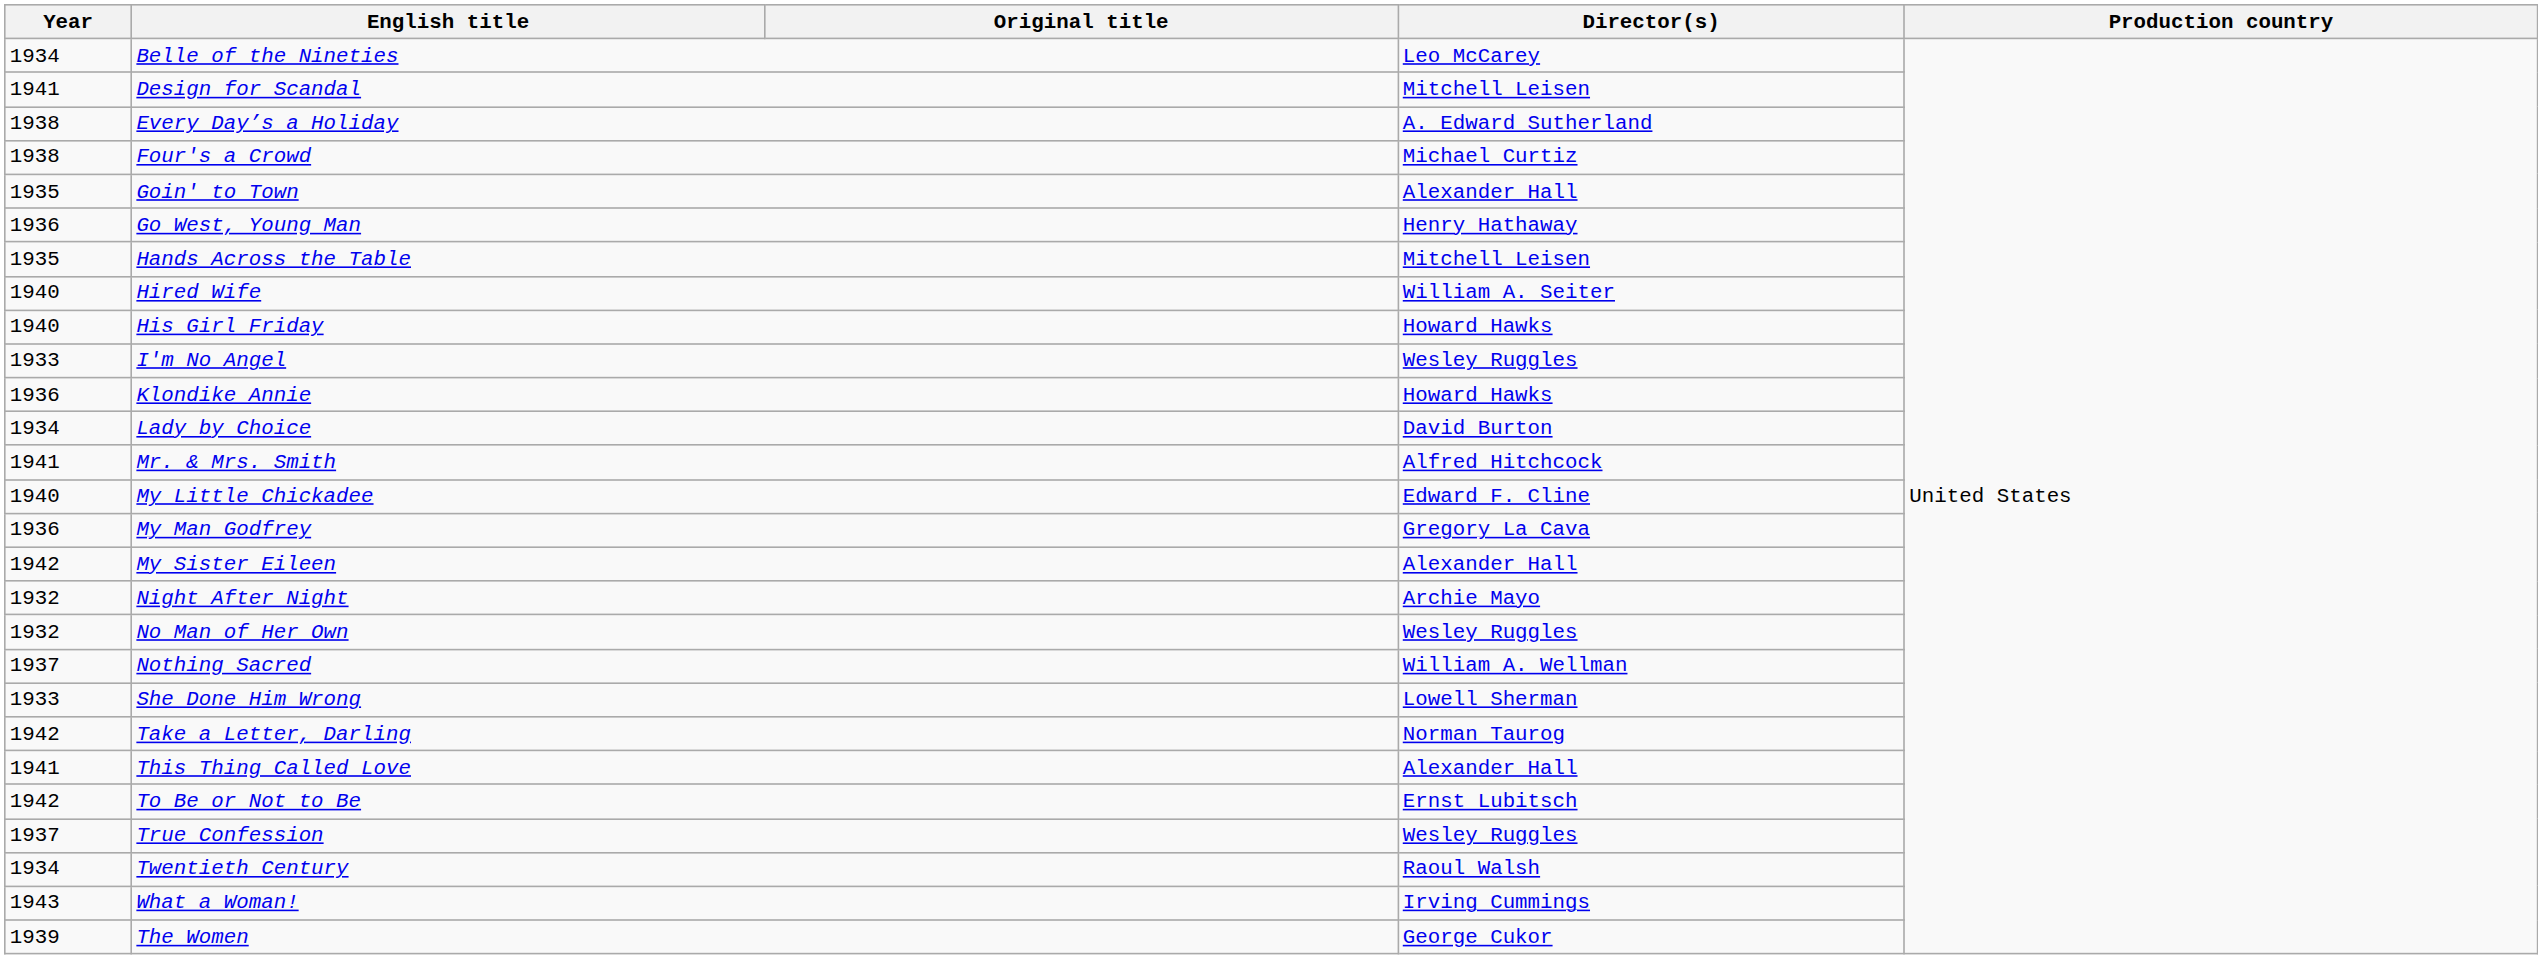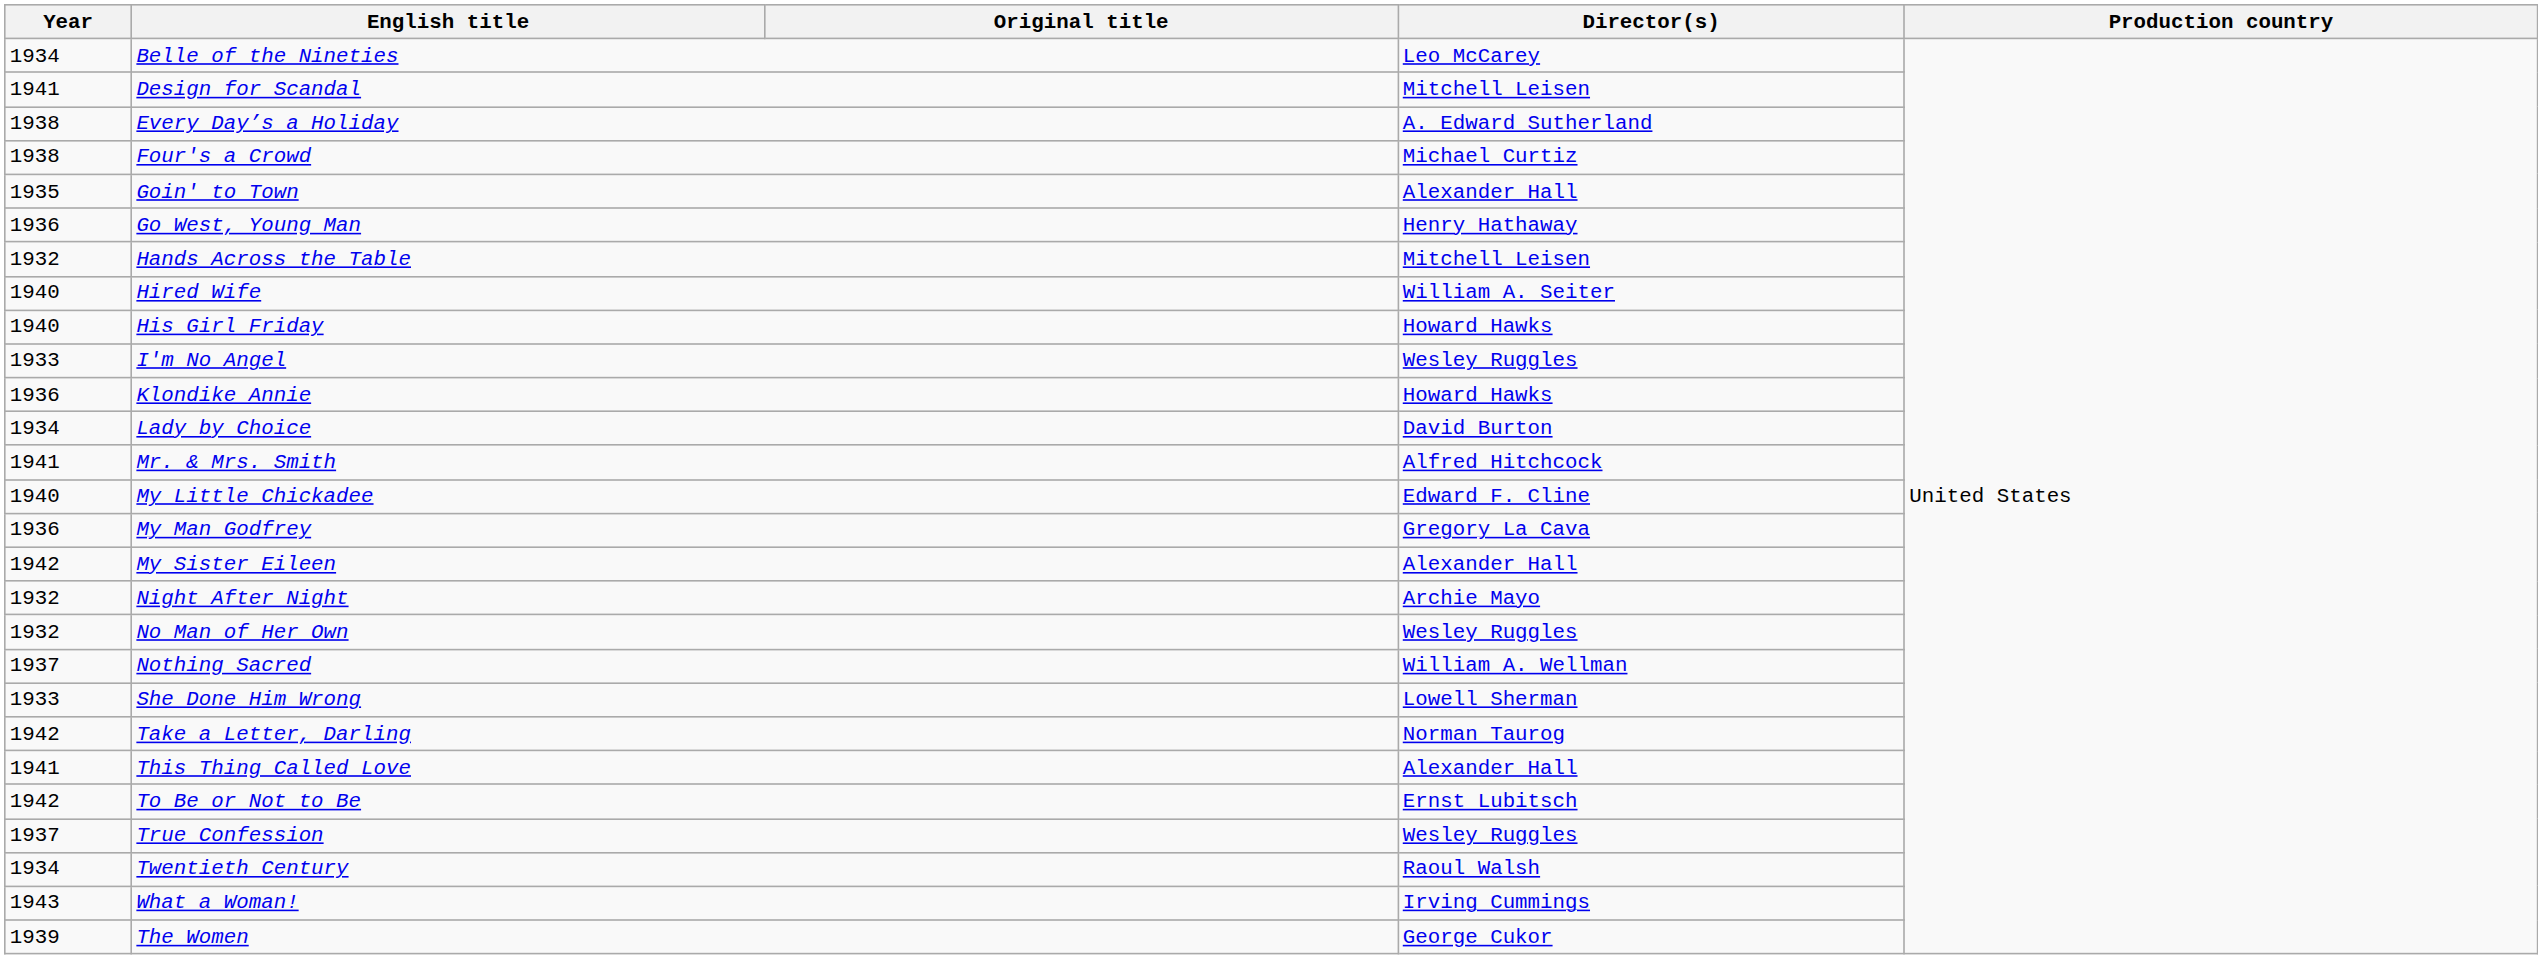(35, 259) 1935 -> (35, 259) 1932
